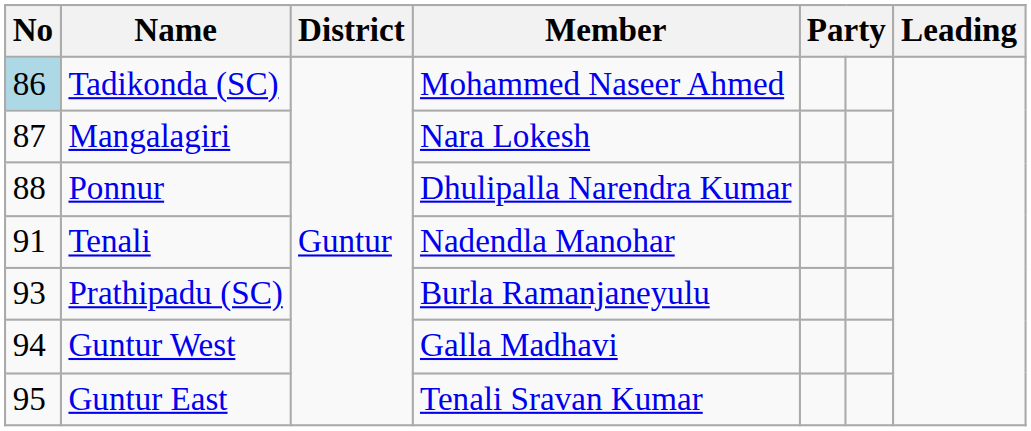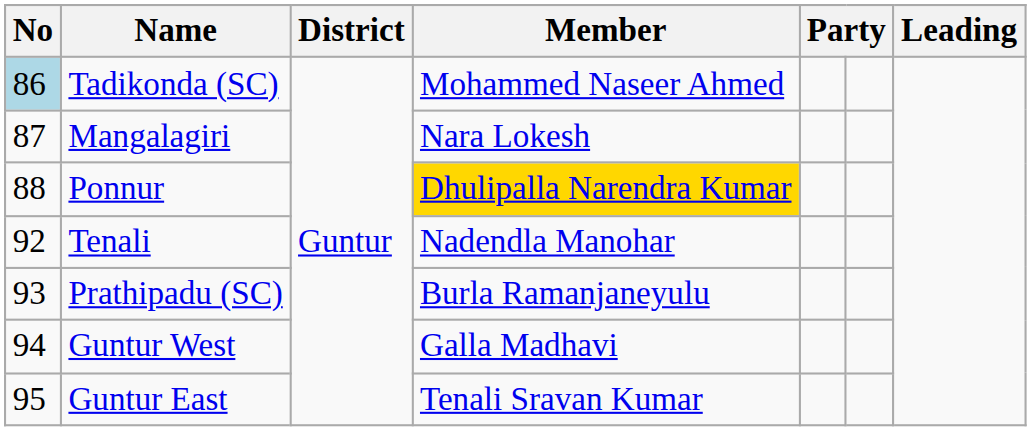(606, 188) no background -> (606, 188) gold background
(29, 240) 91 -> (29, 240) 92
